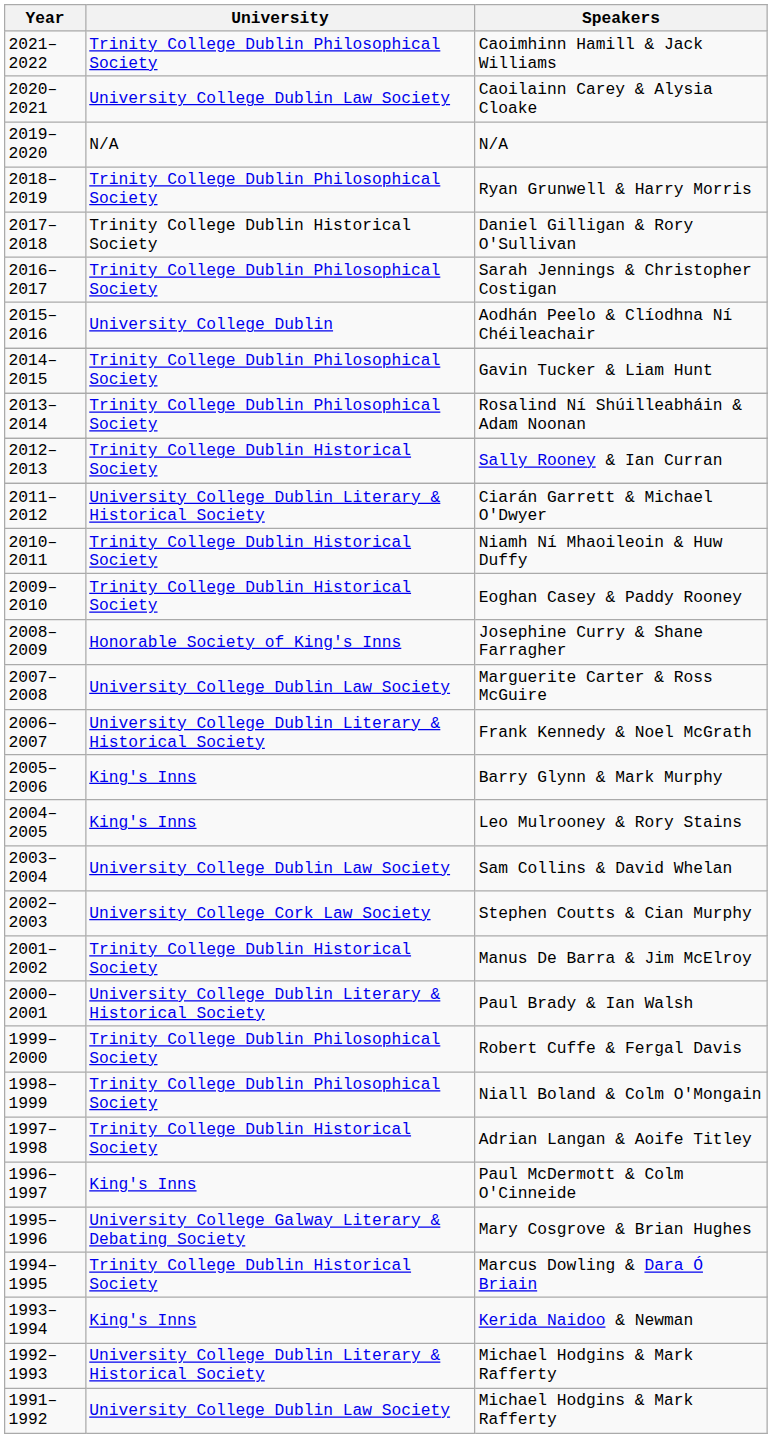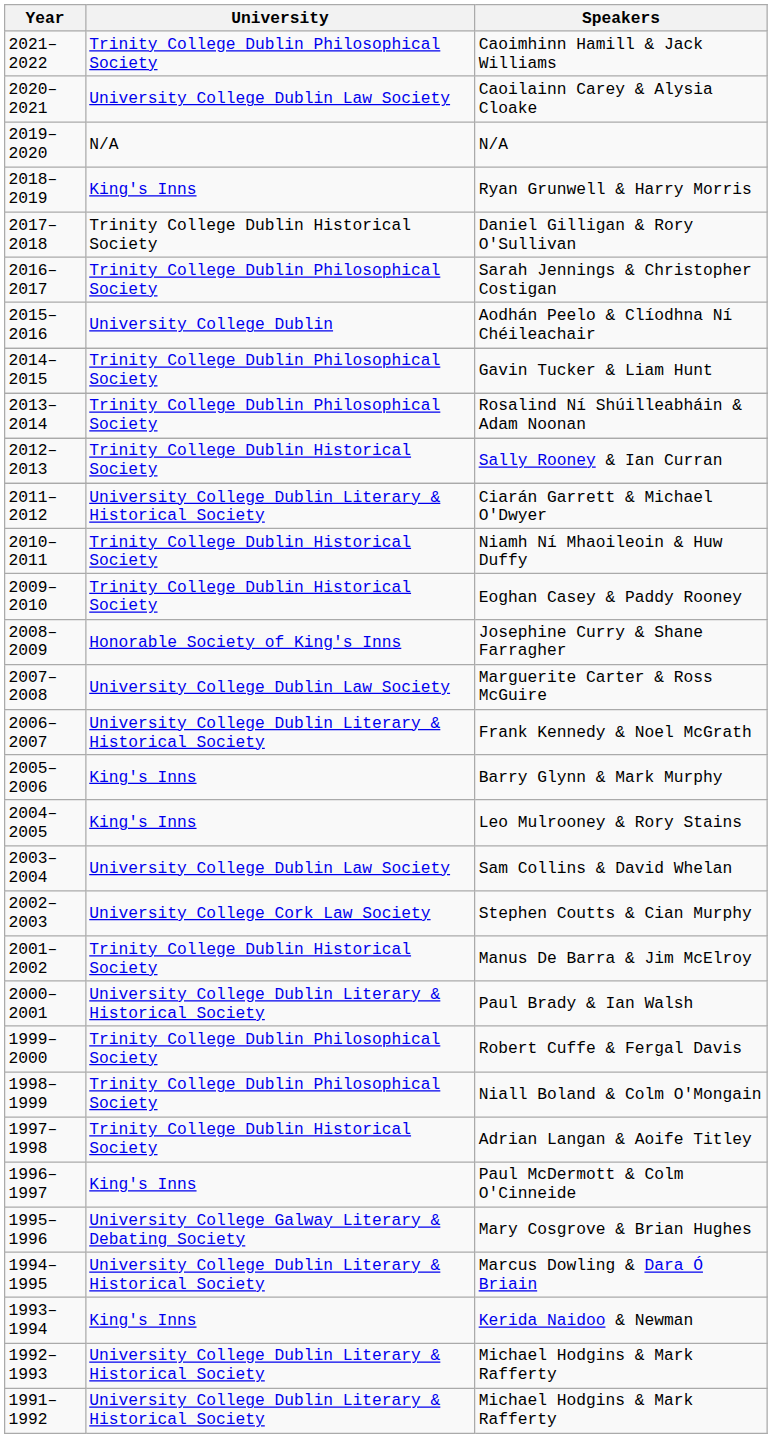(265, 189) Trinity College Dublin Philosophical Society -> (143, 189) King's Inns
(250, 1275) Trinity College Dublin Historical Society -> (265, 1275) University College Dublin Literary & Historical Society
(270, 1411) University College Dublin Law Society -> (265, 1411) University College Dublin Literary & Historical Society
